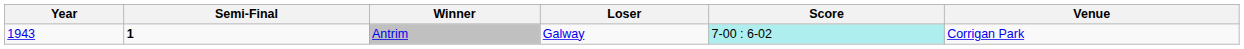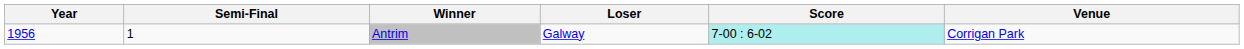(21, 34) 1943 -> (21, 34) 1956
(130, 34) bold -> (130, 34) normal
